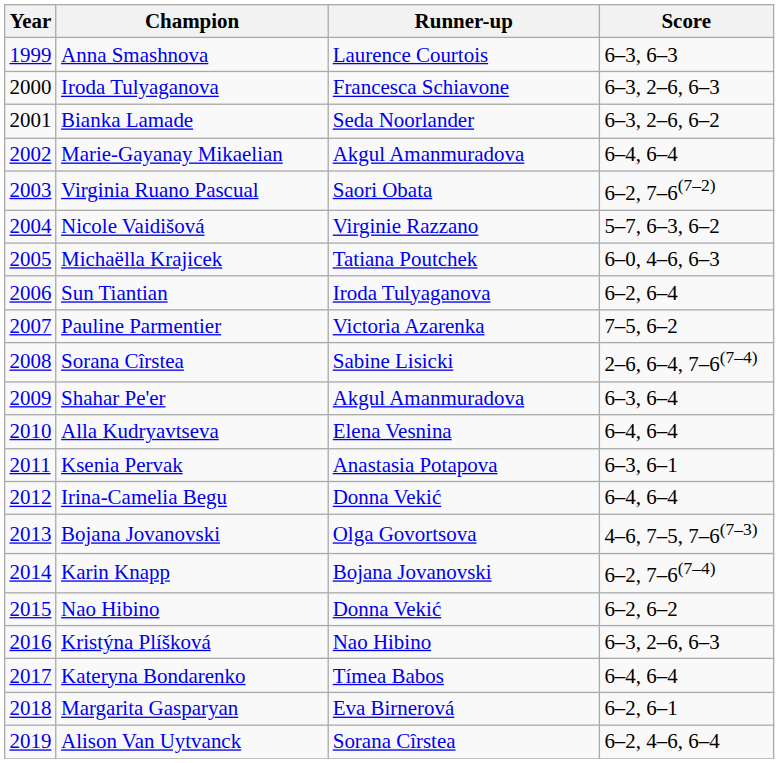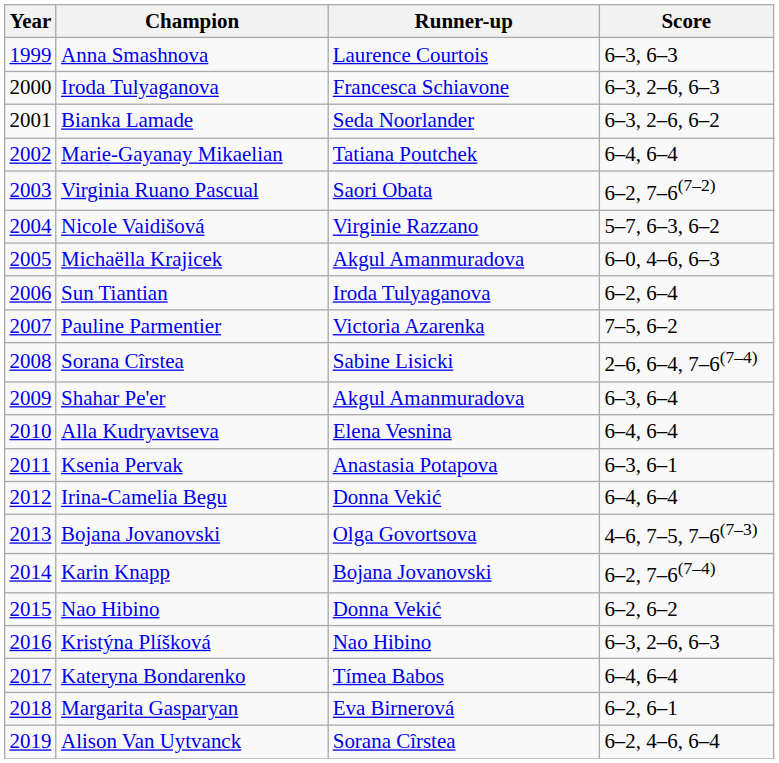(428, 154) Akgul Amanmuradova -> (405, 154) Tatiana Poutchek
(405, 259) Tatiana Poutchek -> (428, 259) Akgul Amanmuradova
